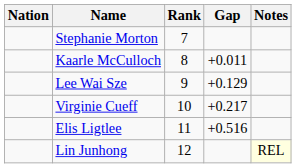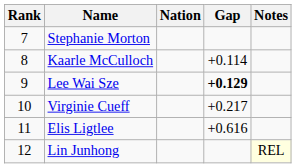columns swapped: (184, 15) <-> (28, 15)
(227, 60) +0.011 -> (227, 60) +0.114
(227, 83) normal -> (227, 83) bold
(227, 128) +0.516 -> (227, 128) +0.616
